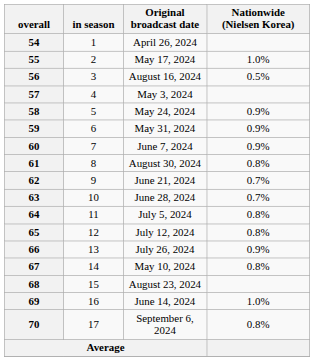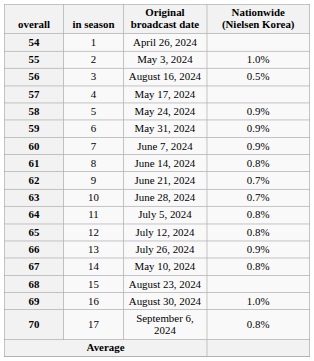(165, 59) May 17, 2024 -> (165, 59) May 3, 2024
(165, 94) May 3, 2024 -> (165, 94) May 17, 2024
(165, 163) August 30, 2024 -> (165, 163) June 14, 2024
(165, 301) June 14, 2024 -> (165, 301) August 30, 2024
